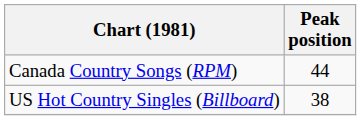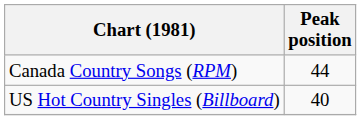(320, 99) 38 -> (320, 99) 40
